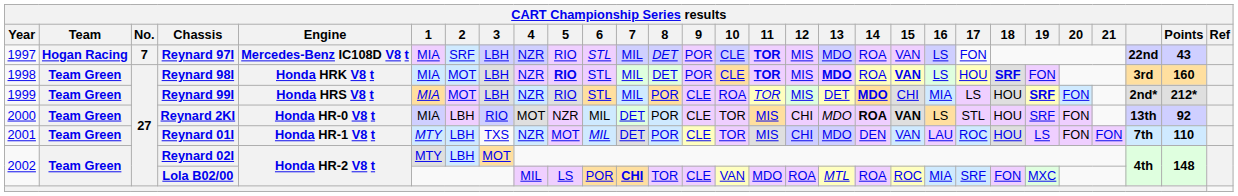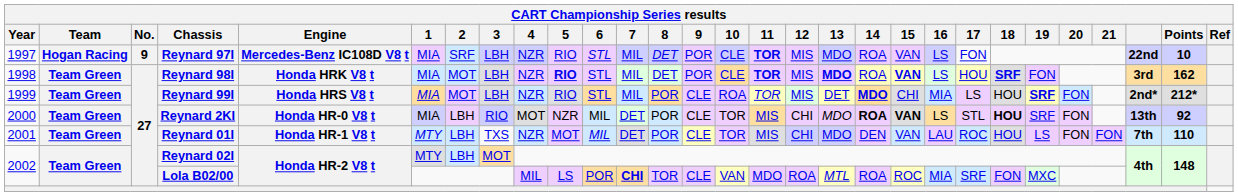(144, 54) 7 -> (144, 54) 9
(1184, 54) 43 -> (1184, 54) 10
(1184, 75) 160 -> (1184, 75) 162
(1008, 115) normal -> (1008, 115) bold
